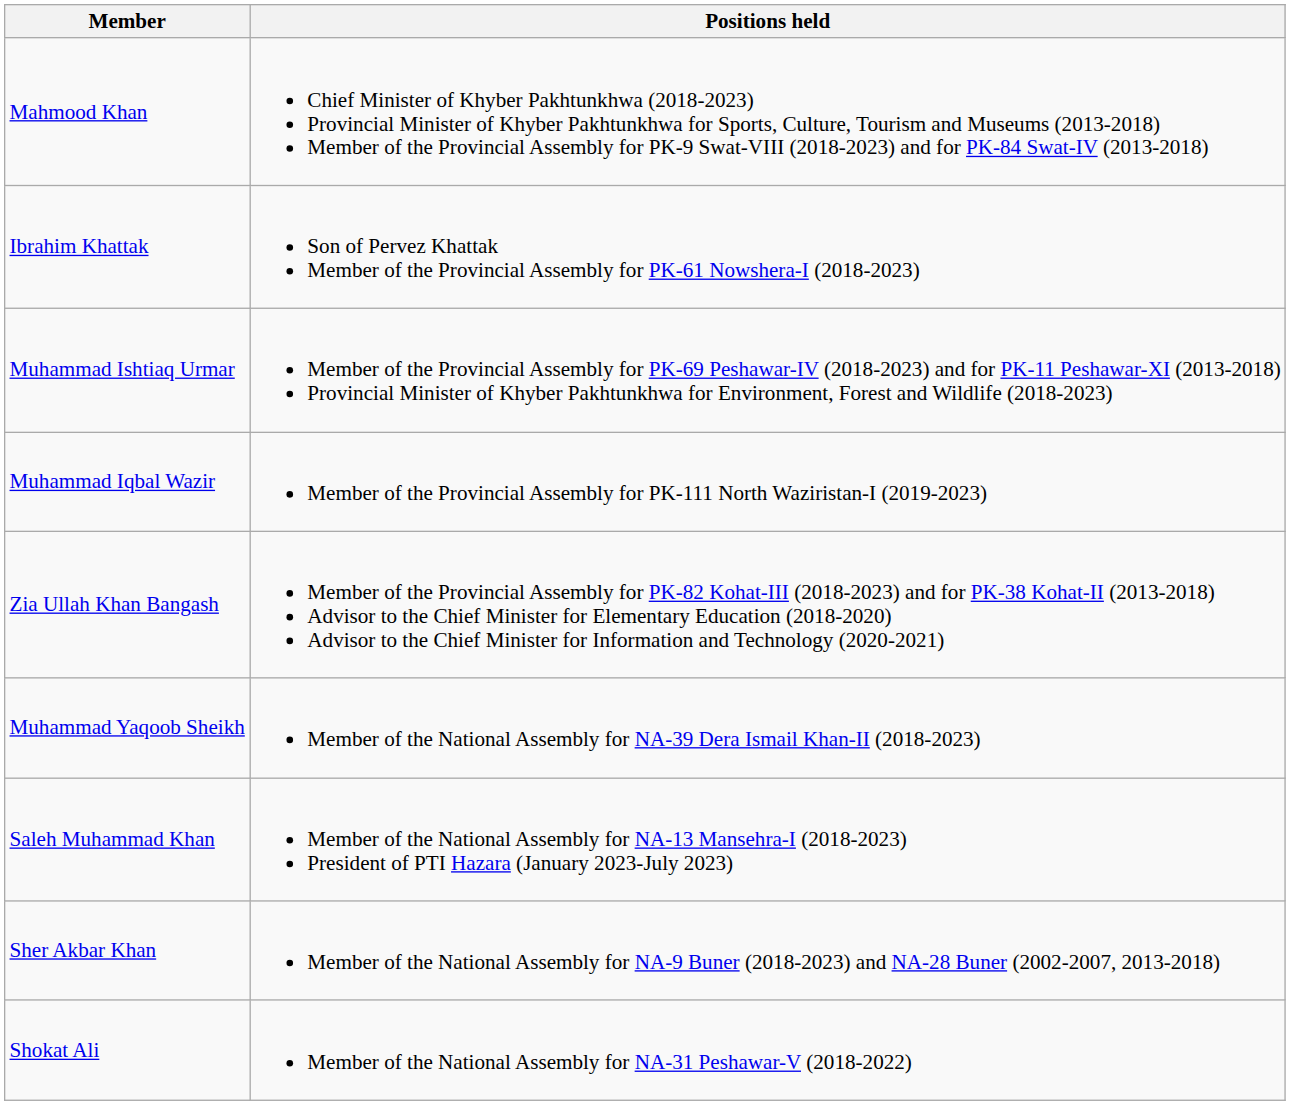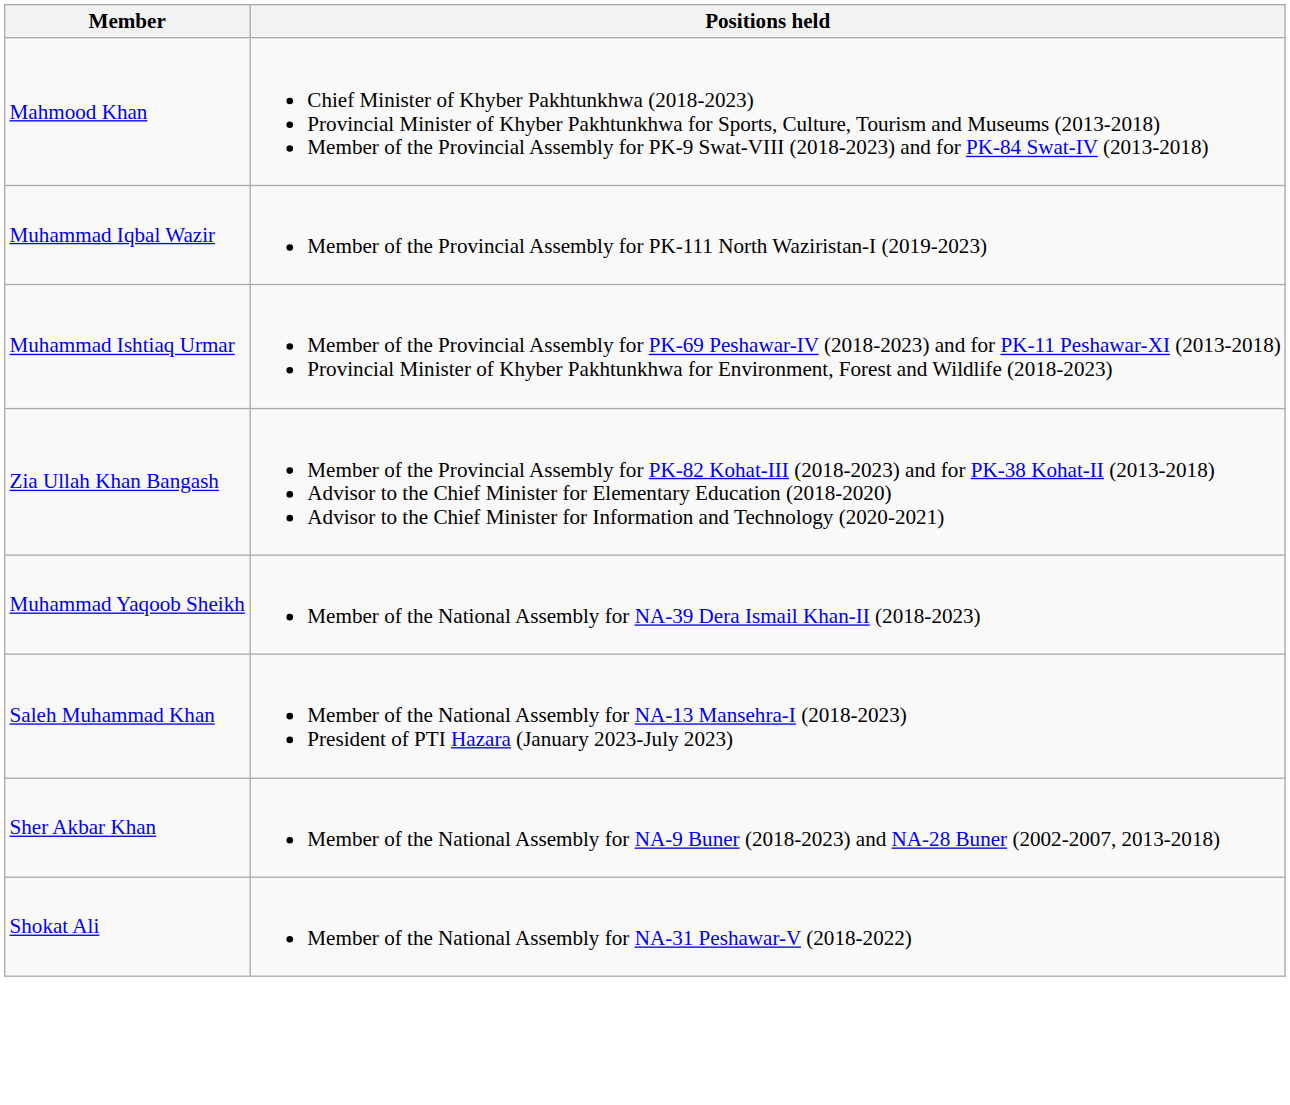- row: (79, 246)
rows swapped: (112, 481) <-> (122, 369)
